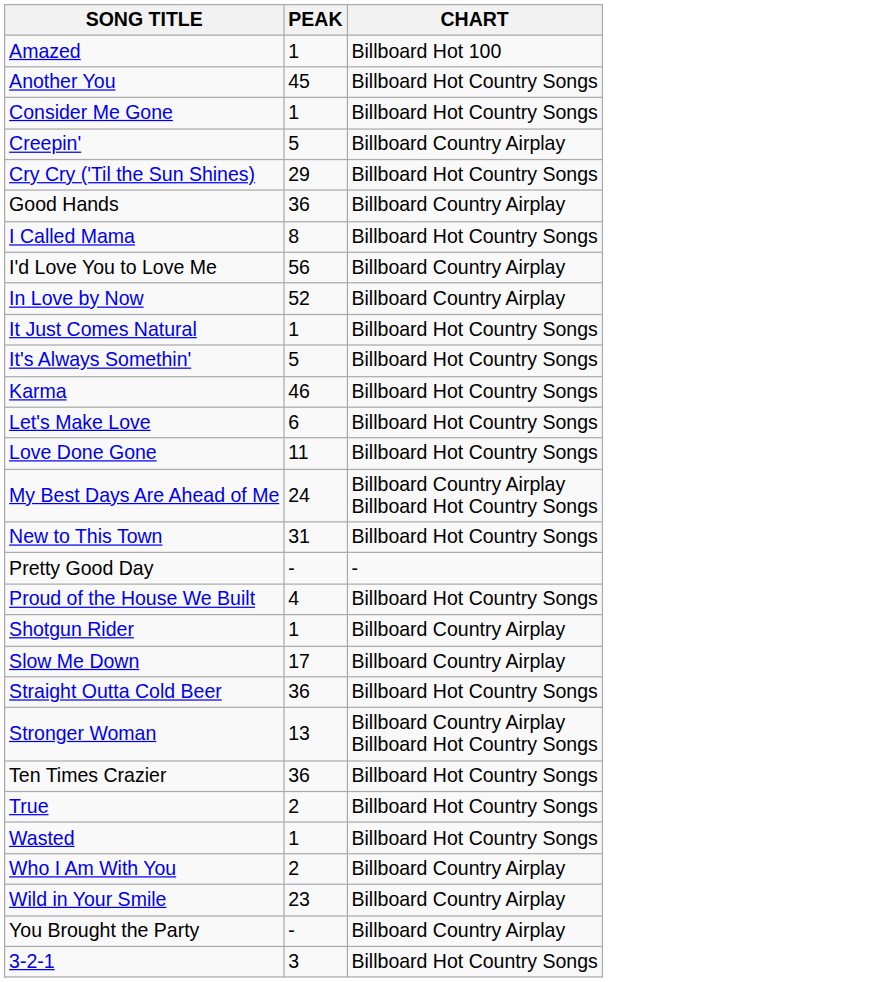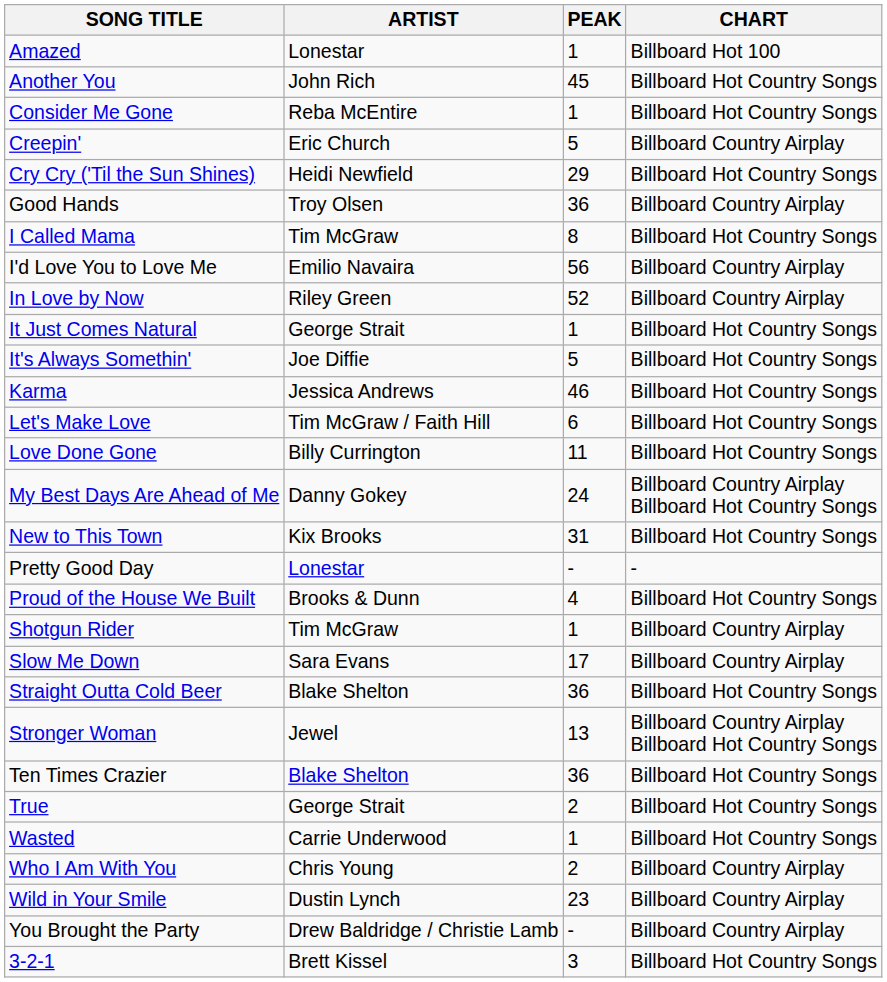+ column: (423, 19)
